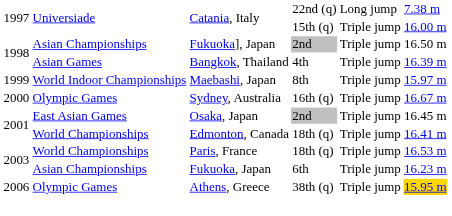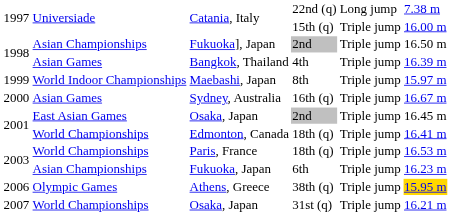(75, 97) Olympic Games -> (67, 97) Asian Games
+ row: (224, 204)
